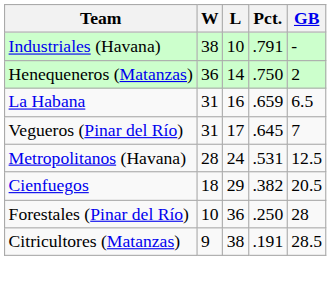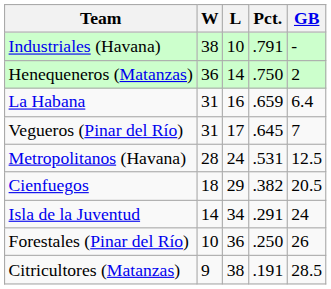(302, 102) 6.5 -> (302, 102) 6.4
+ row: (74, 213)
(300, 213) 28 -> (300, 241) 26
